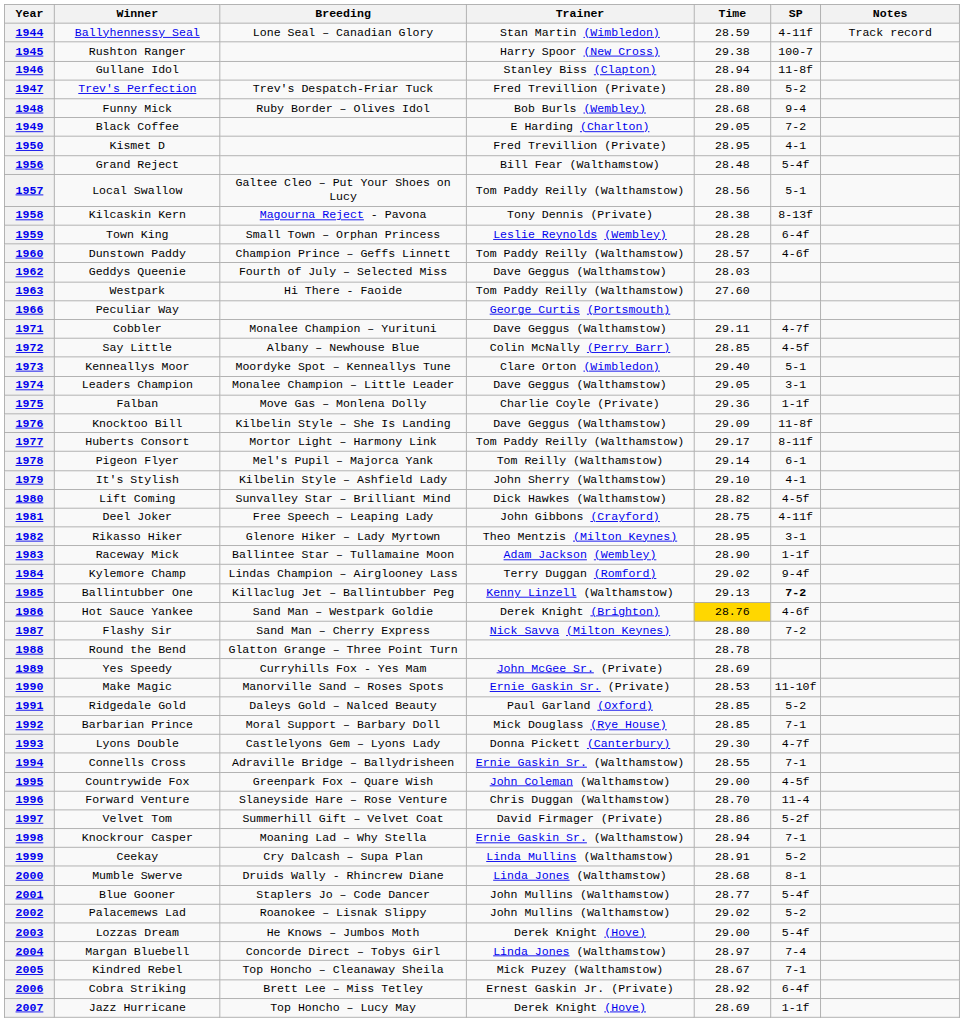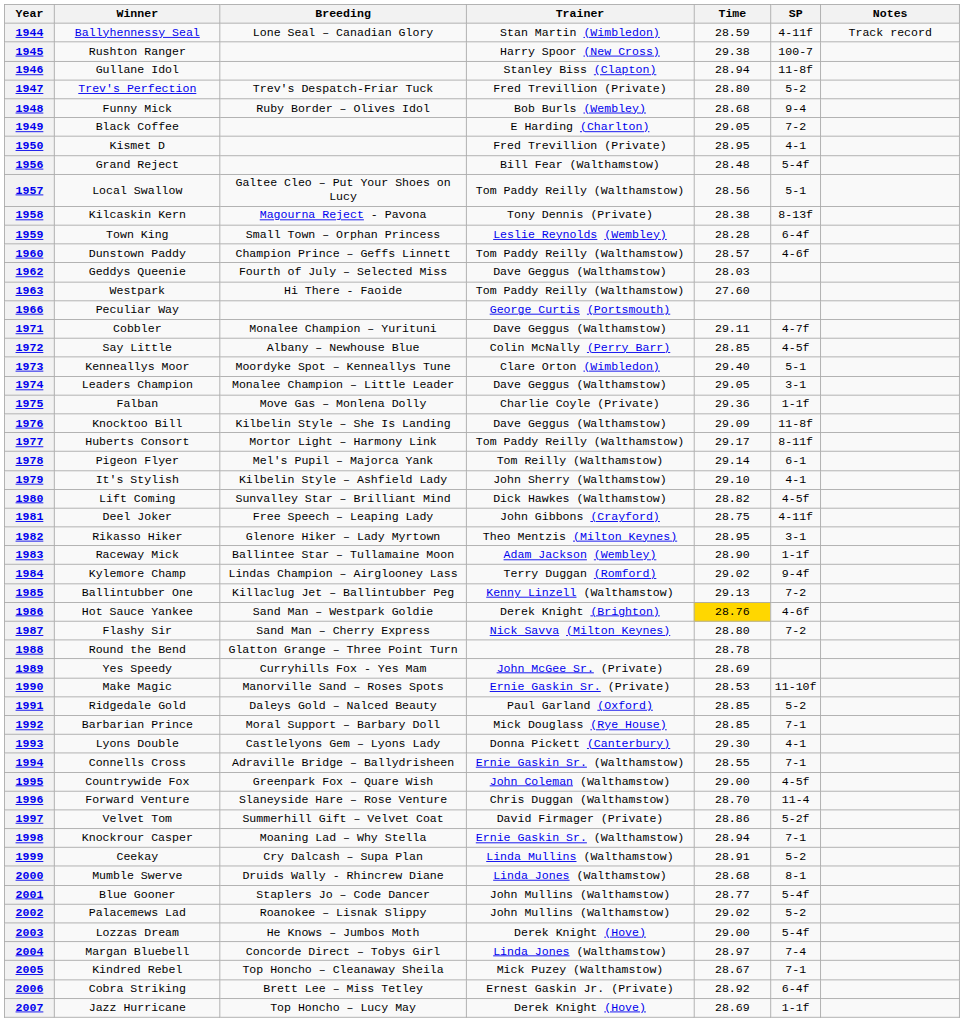(796, 593) bold -> (796, 593) normal
(796, 744) 4-7f -> (796, 744) 4-1
